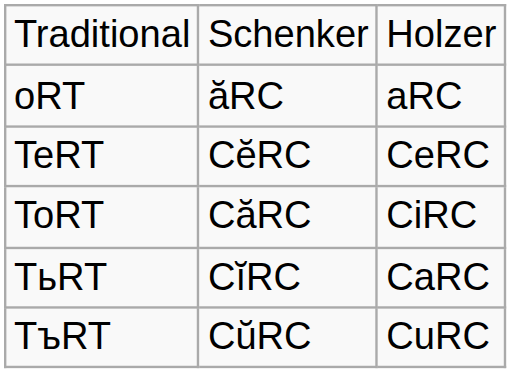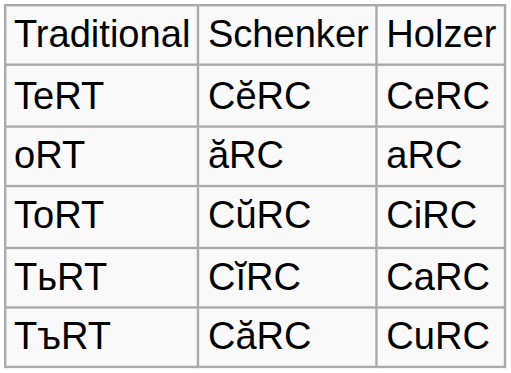rows swapped: (50, 95) <-> (59, 155)
(260, 215) CăRC -> (260, 215) CŭRC
(260, 336) CŭRC -> (260, 336) CăRC
